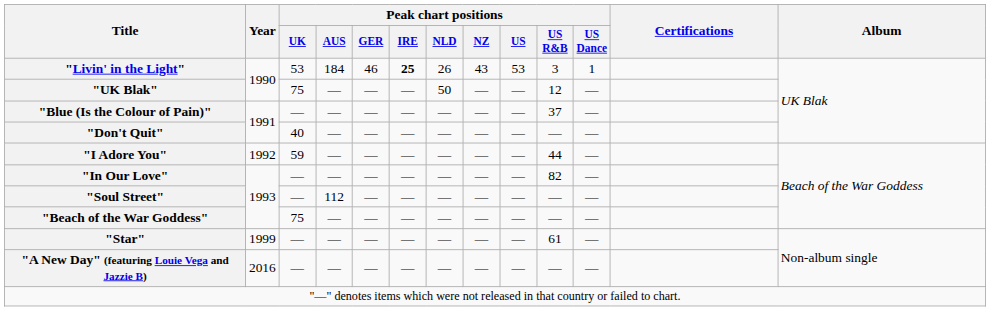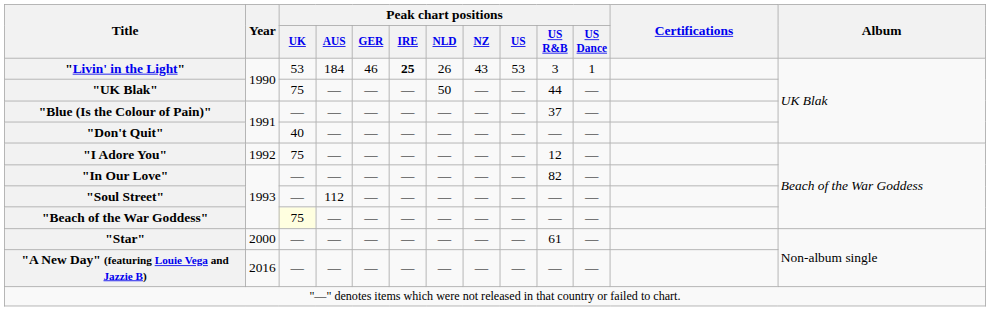(555, 90) 12 -> (555, 90) 44
(297, 154) 59 -> (297, 154) 75
(555, 154) 44 -> (555, 154) 12
(297, 217) no background -> (297, 217) lightyellow background
(262, 239) 1999 -> (262, 239) 2000
